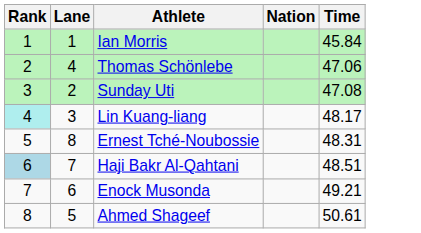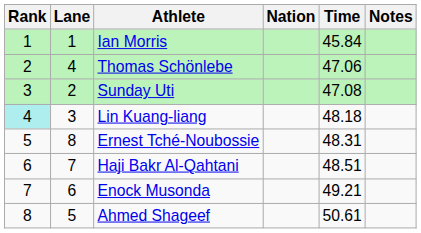+ column: (391, 16)
(342, 116) 48.17 -> (342, 116) 48.18
(27, 166) lightblue background -> (27, 166) no background
